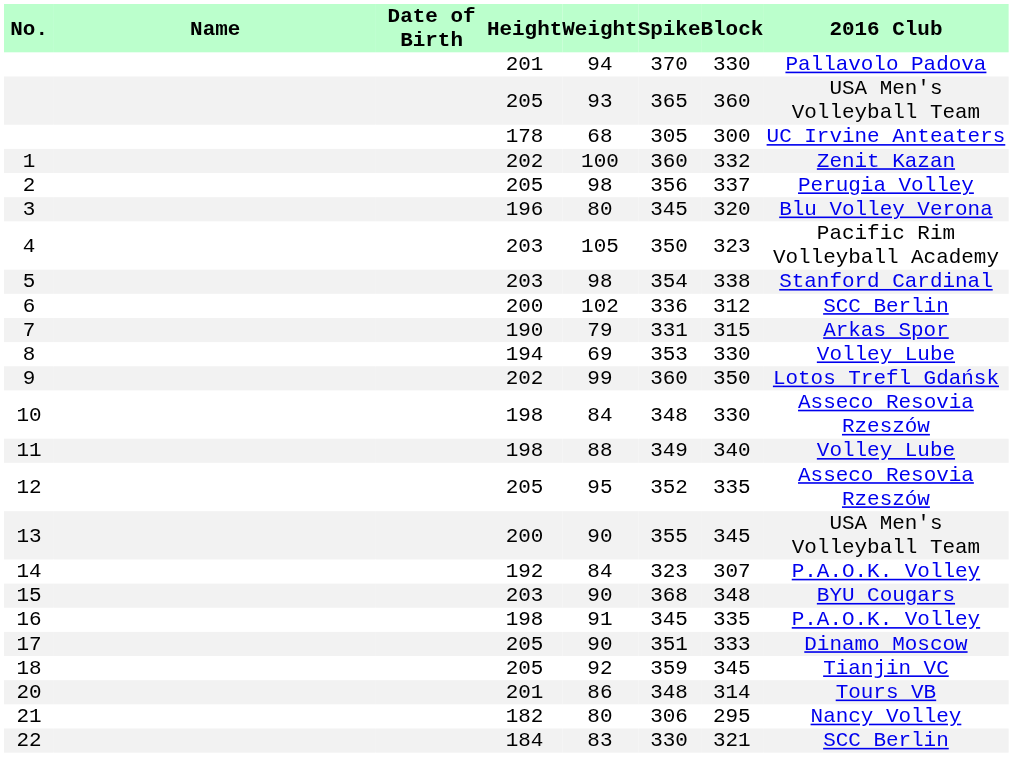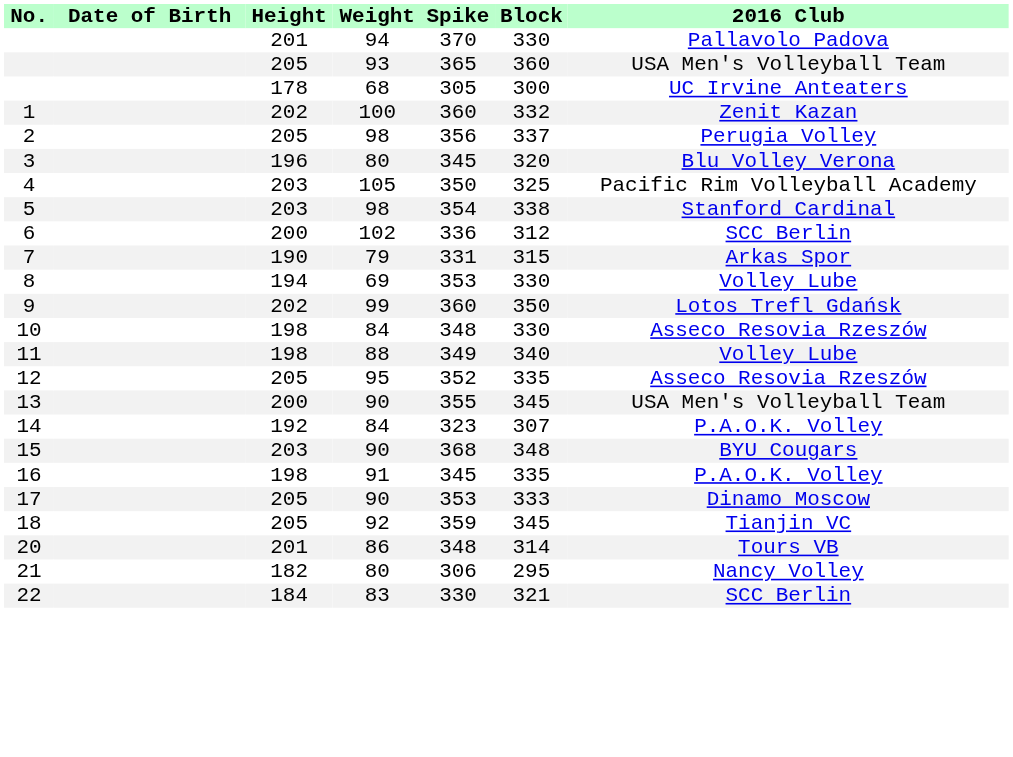- column: (215, 28)
(732, 246) 323 -> (531, 185) 325
(669, 644) 351 -> (458, 499) 353
